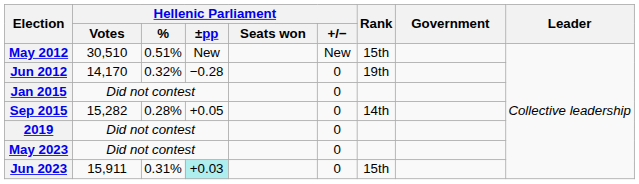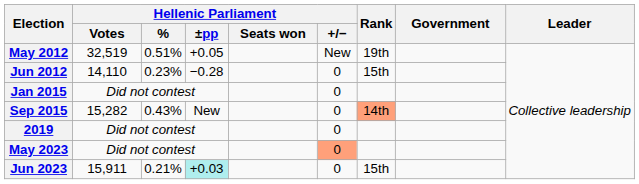(107, 53) 30,510 -> (107, 53) 32,519
(207, 53) New -> (207, 53) +0.05
(376, 53) 15th -> (376, 53) 19th
(107, 72) 14,170 -> (107, 72) 14,110
(163, 72) 0.32% -> (163, 72) 0.23%
(376, 72) 19th -> (376, 72) 15th
(163, 111) 0.28% -> (163, 111) 0.43%
(207, 111) +0.05 -> (207, 111) New
(376, 111) no background -> (376, 111) lightsalmon background
(337, 150) no background -> (337, 150) lightsalmon background
(163, 169) 0.31% -> (163, 169) 0.21%
